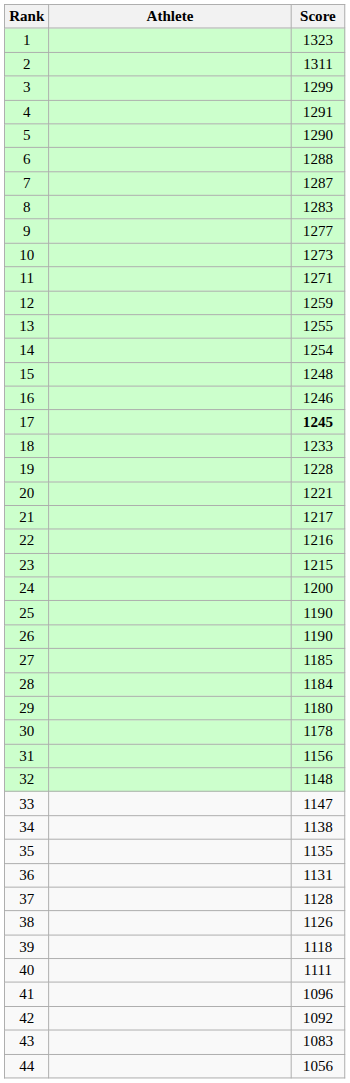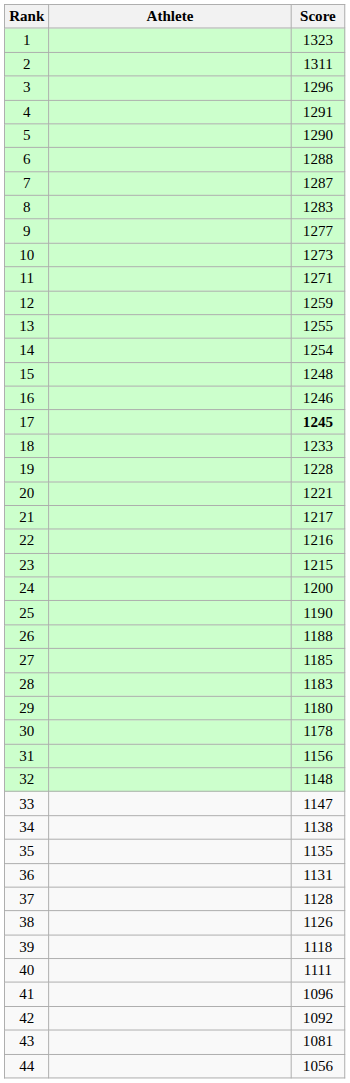(318, 87) 1299 -> (318, 87) 1296
(318, 636) 1190 -> (318, 636) 1188
(318, 684) 1184 -> (318, 684) 1183
(318, 1042) 1083 -> (318, 1042) 1081
